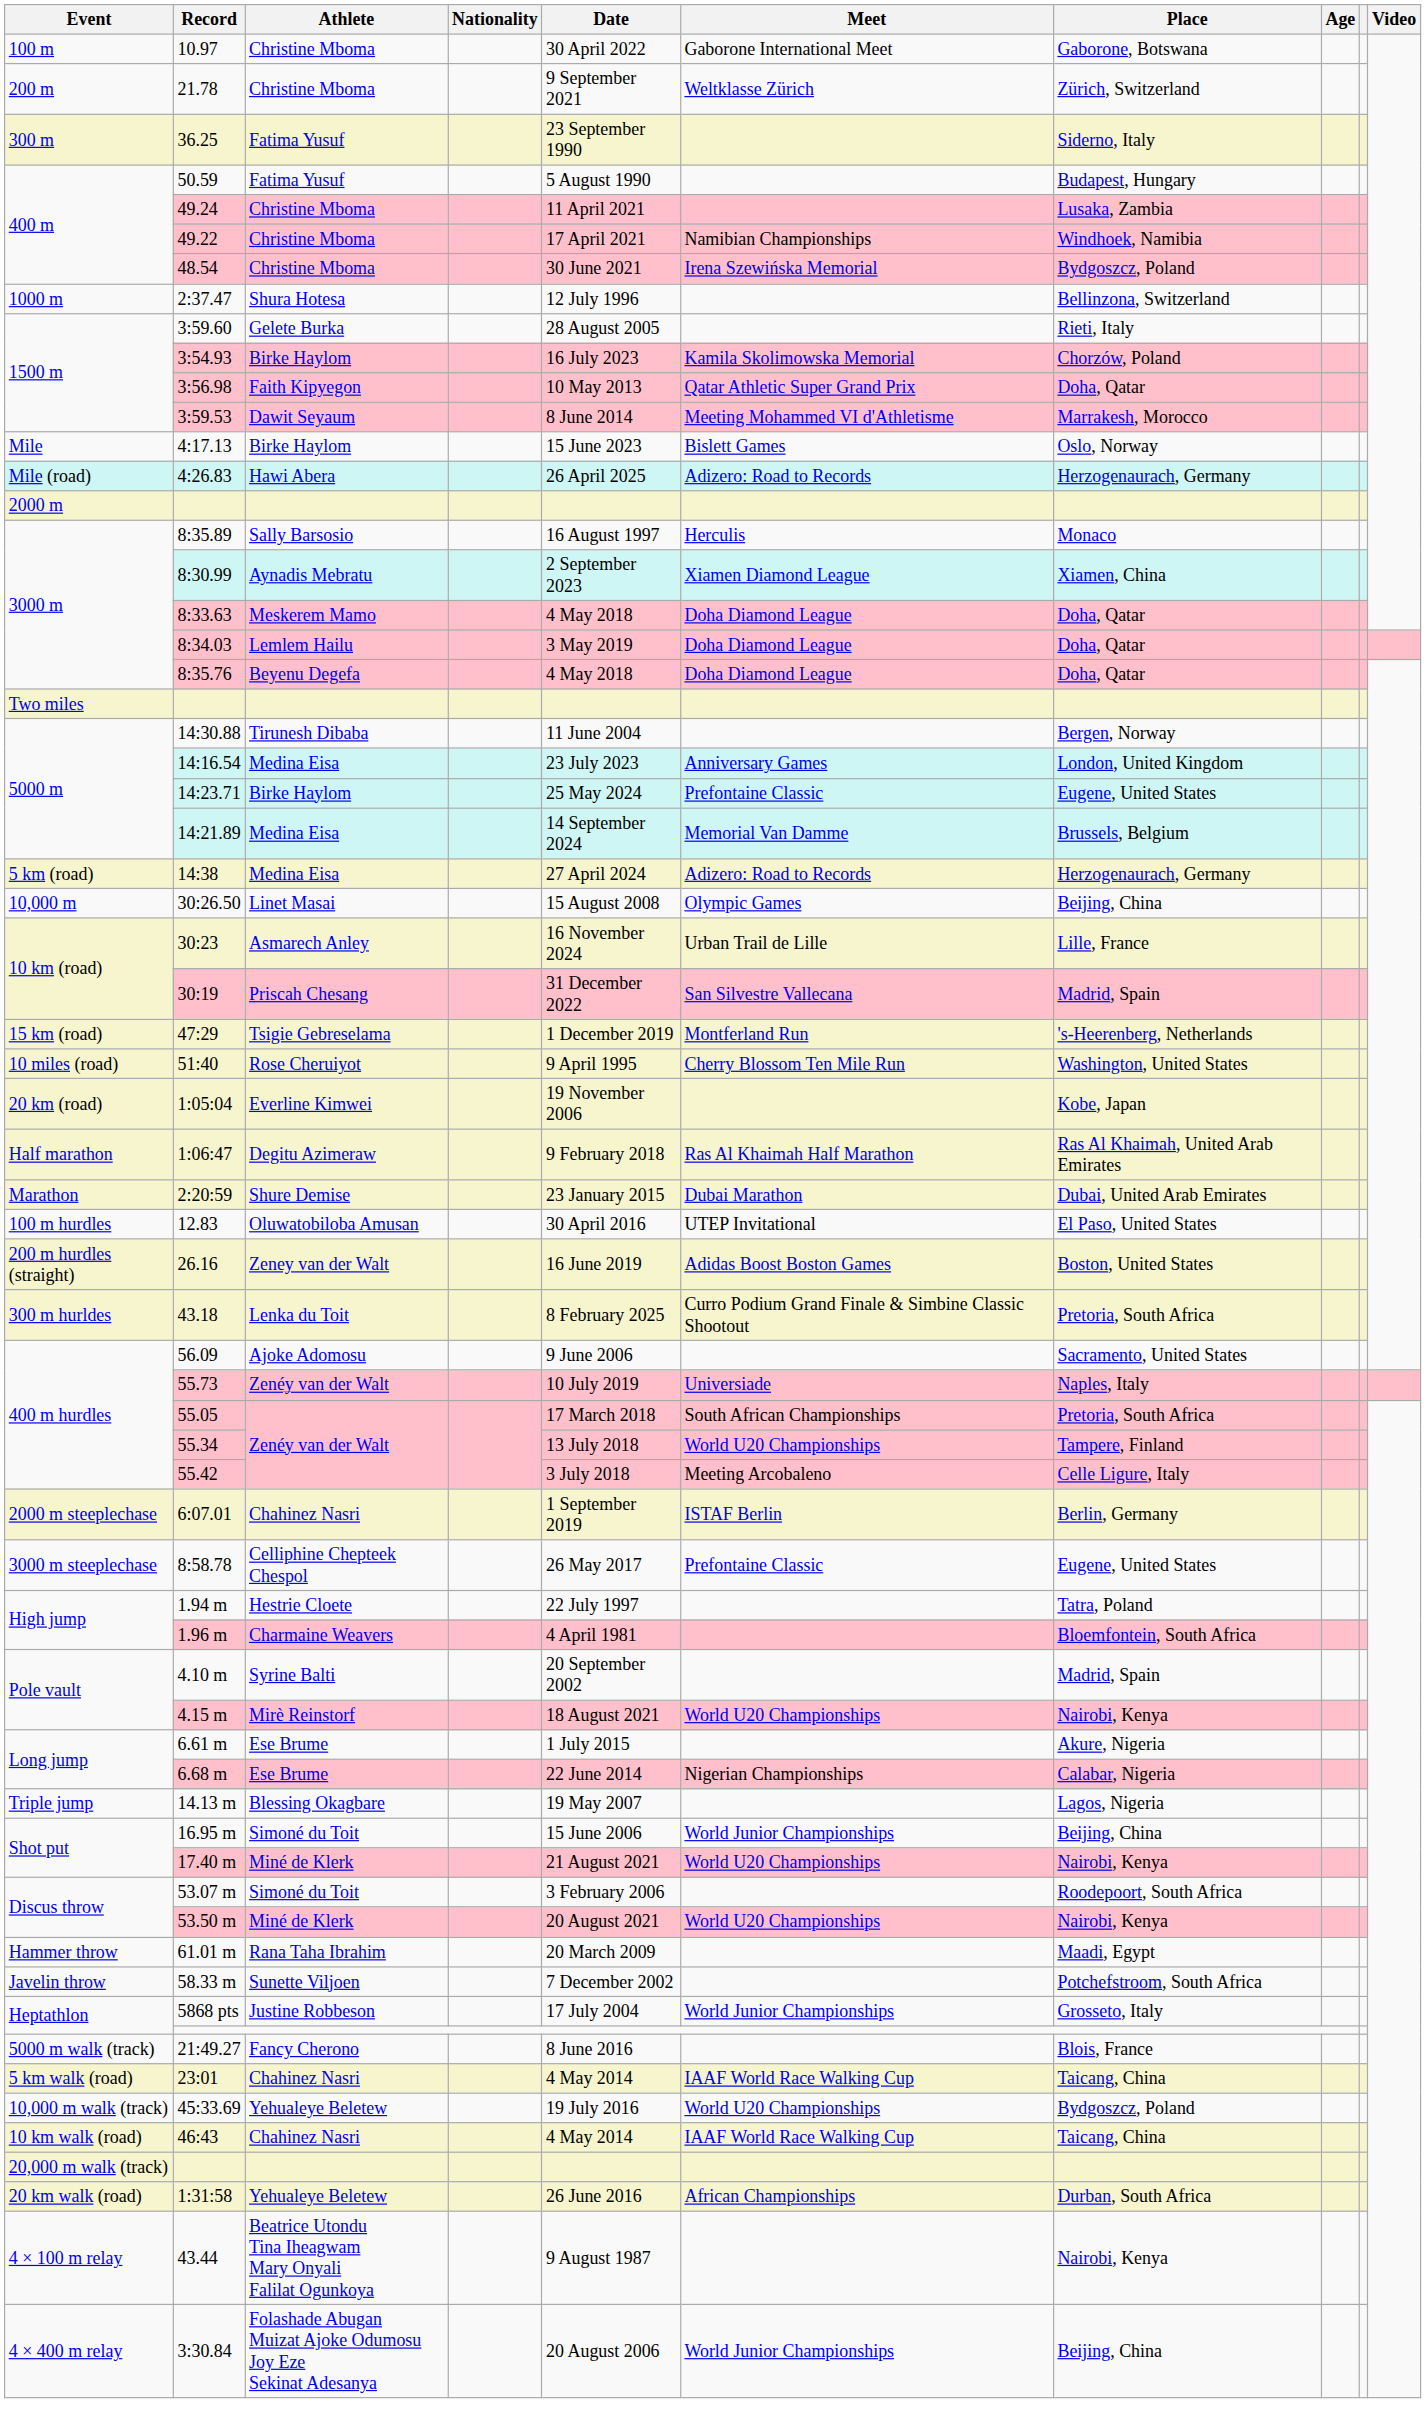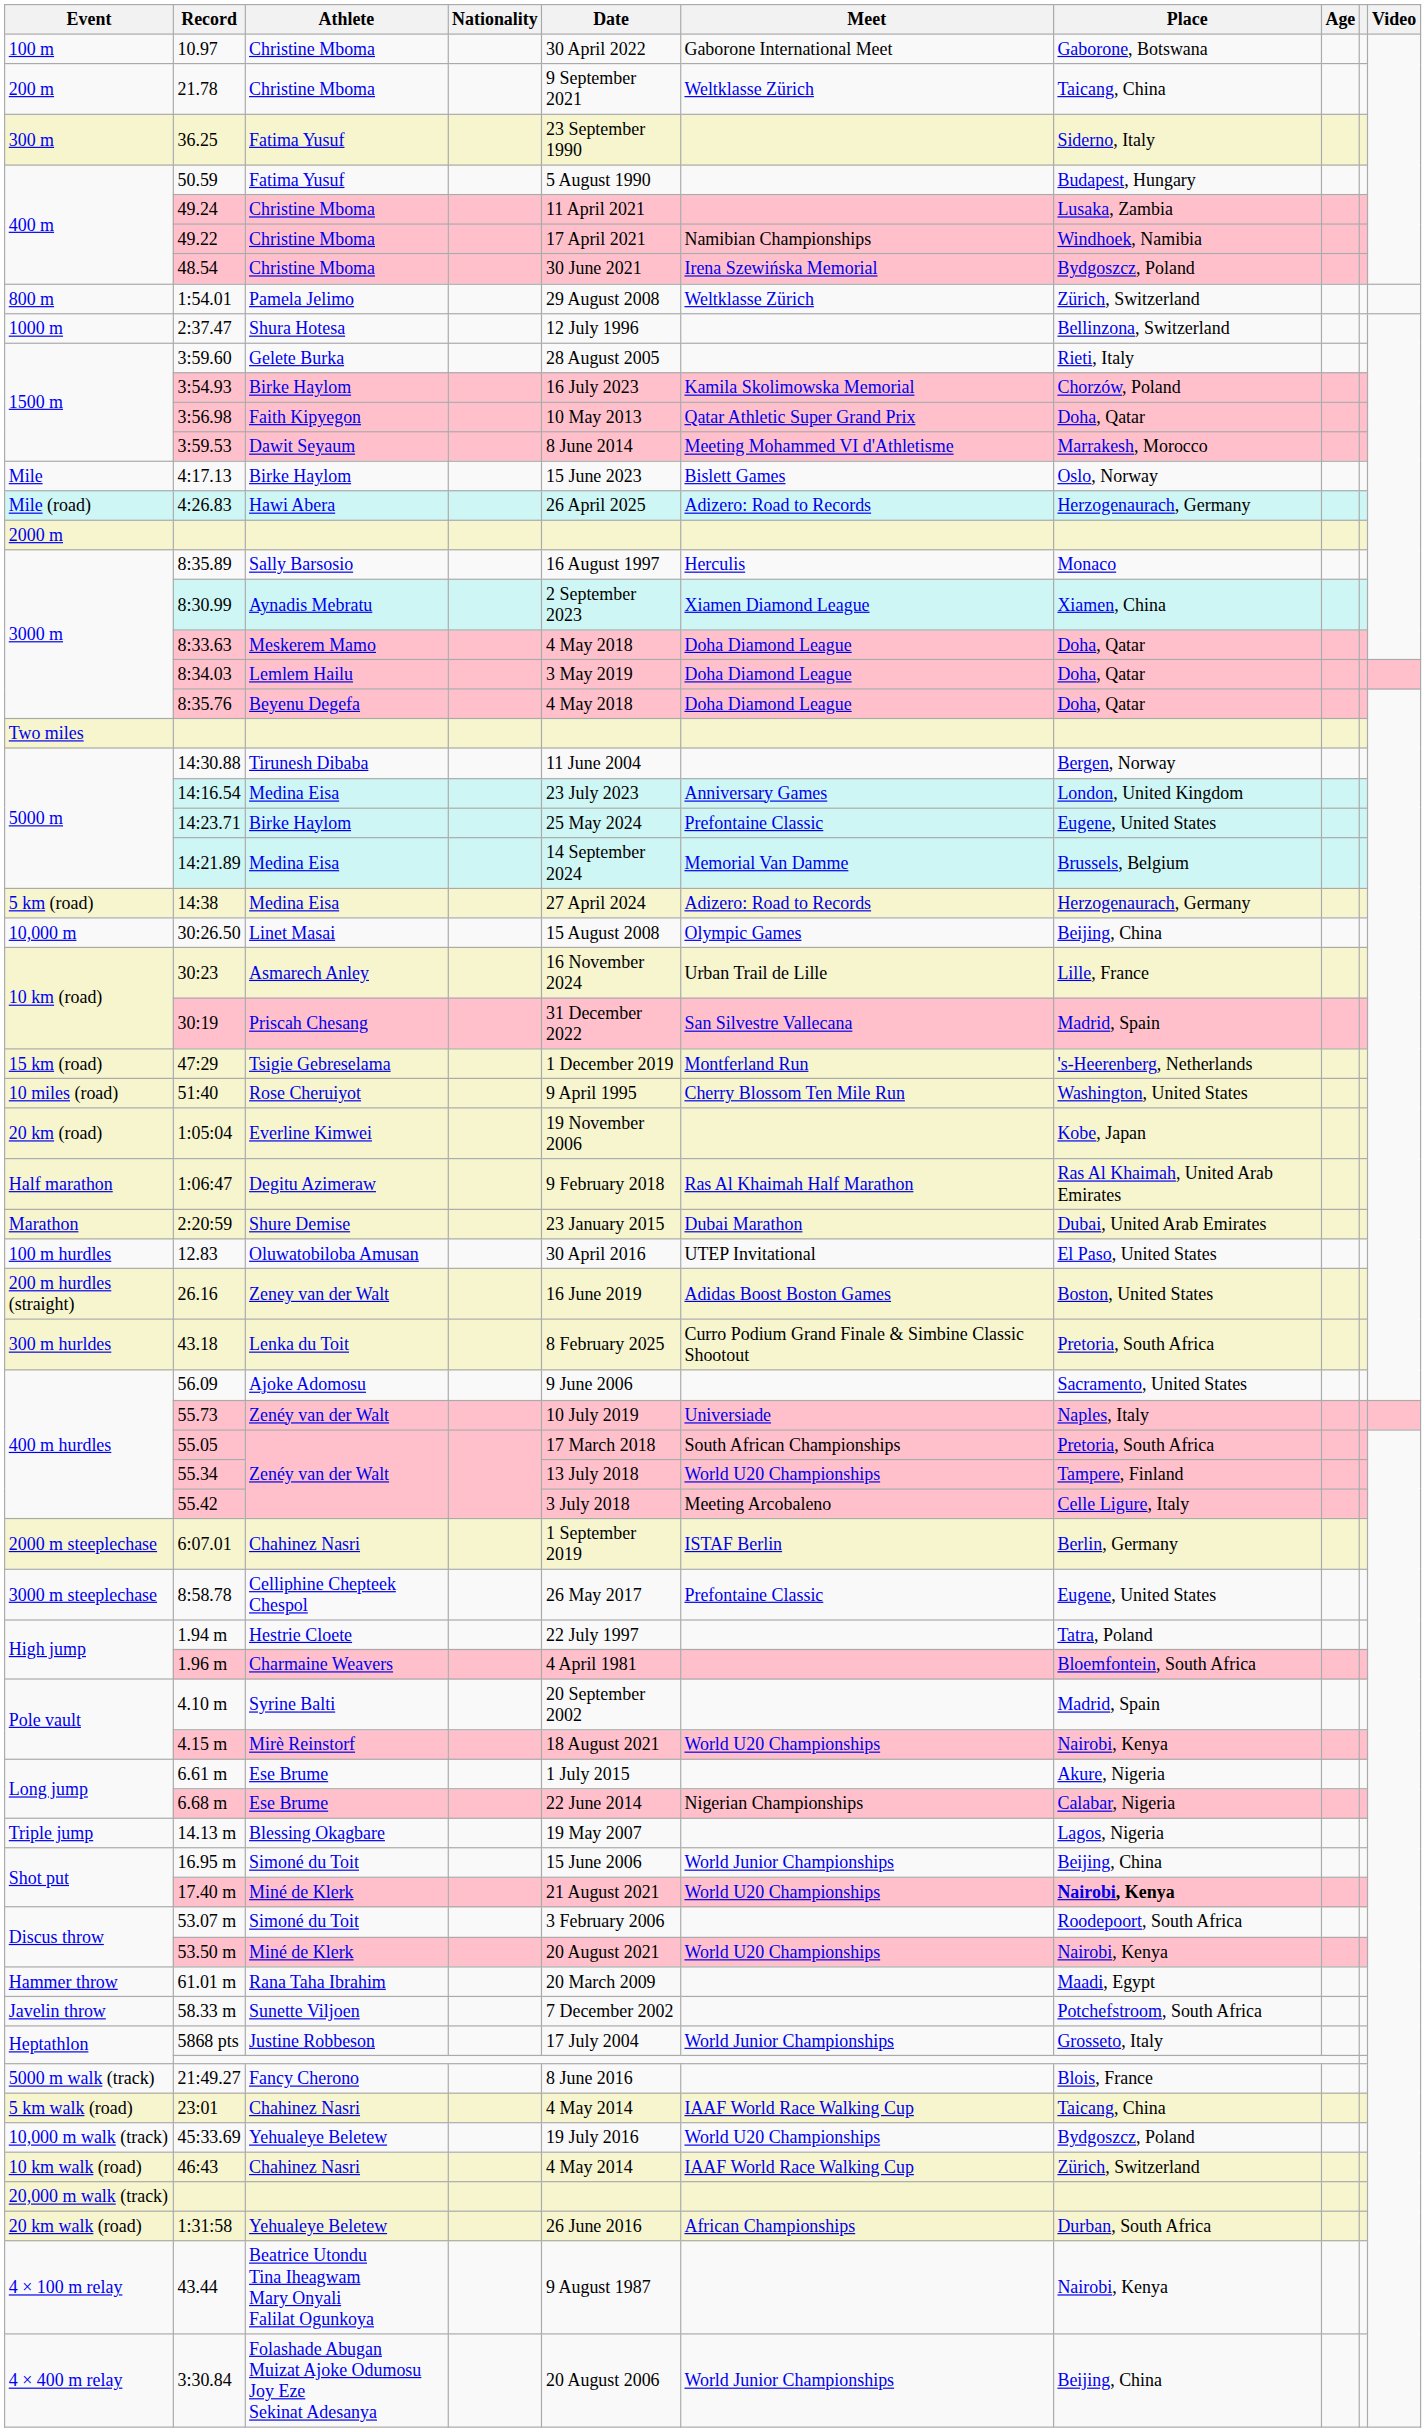(1129, 89) Zürich, Switzerland -> (1112, 89) Taicang, China
+ row: (31, 298)
(1113, 1863) normal -> (1116, 1892) bold
(1112, 2137) Taicang, China -> (1129, 2167) Zürich, Switzerland
